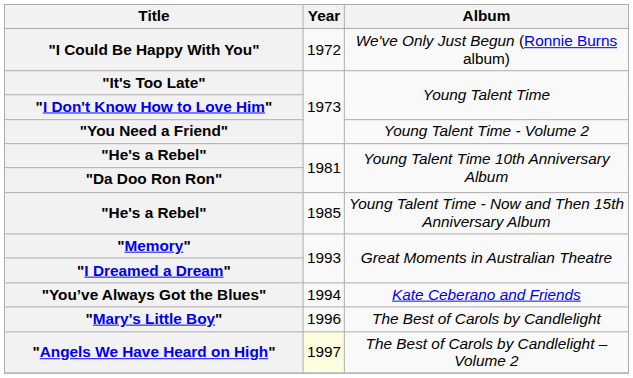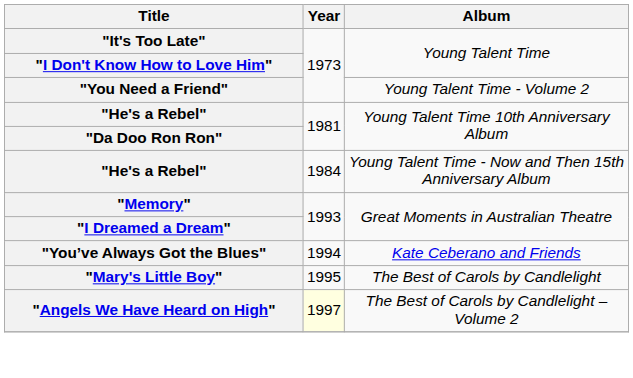- row: (154, 49)
(324, 213) 1985 -> (324, 171) 1984
(324, 319) 1996 -> (324, 277) 1995
